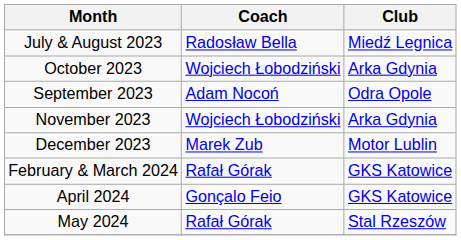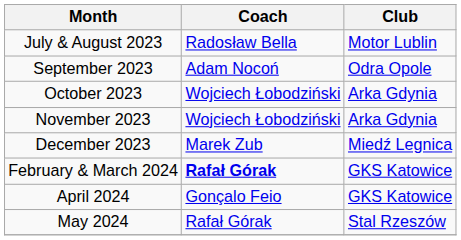(400, 42) Miedź Legnica -> (392, 42) Motor Lublin
rows swapped: (93, 94) <-> (93, 68)
(392, 145) Motor Lublin -> (400, 145) Miedź Legnica
(229, 171) normal -> (231, 171) bold
